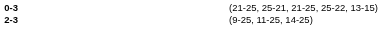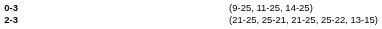(303, 8) (21-25, 25-21, 21-25, 25-22, 13-15) -> (271, 8) (9-25, 11-25, 14-25)
(271, 20) (9-25, 11-25, 14-25) -> (303, 20) (21-25, 25-21, 21-25, 25-22, 13-15)
